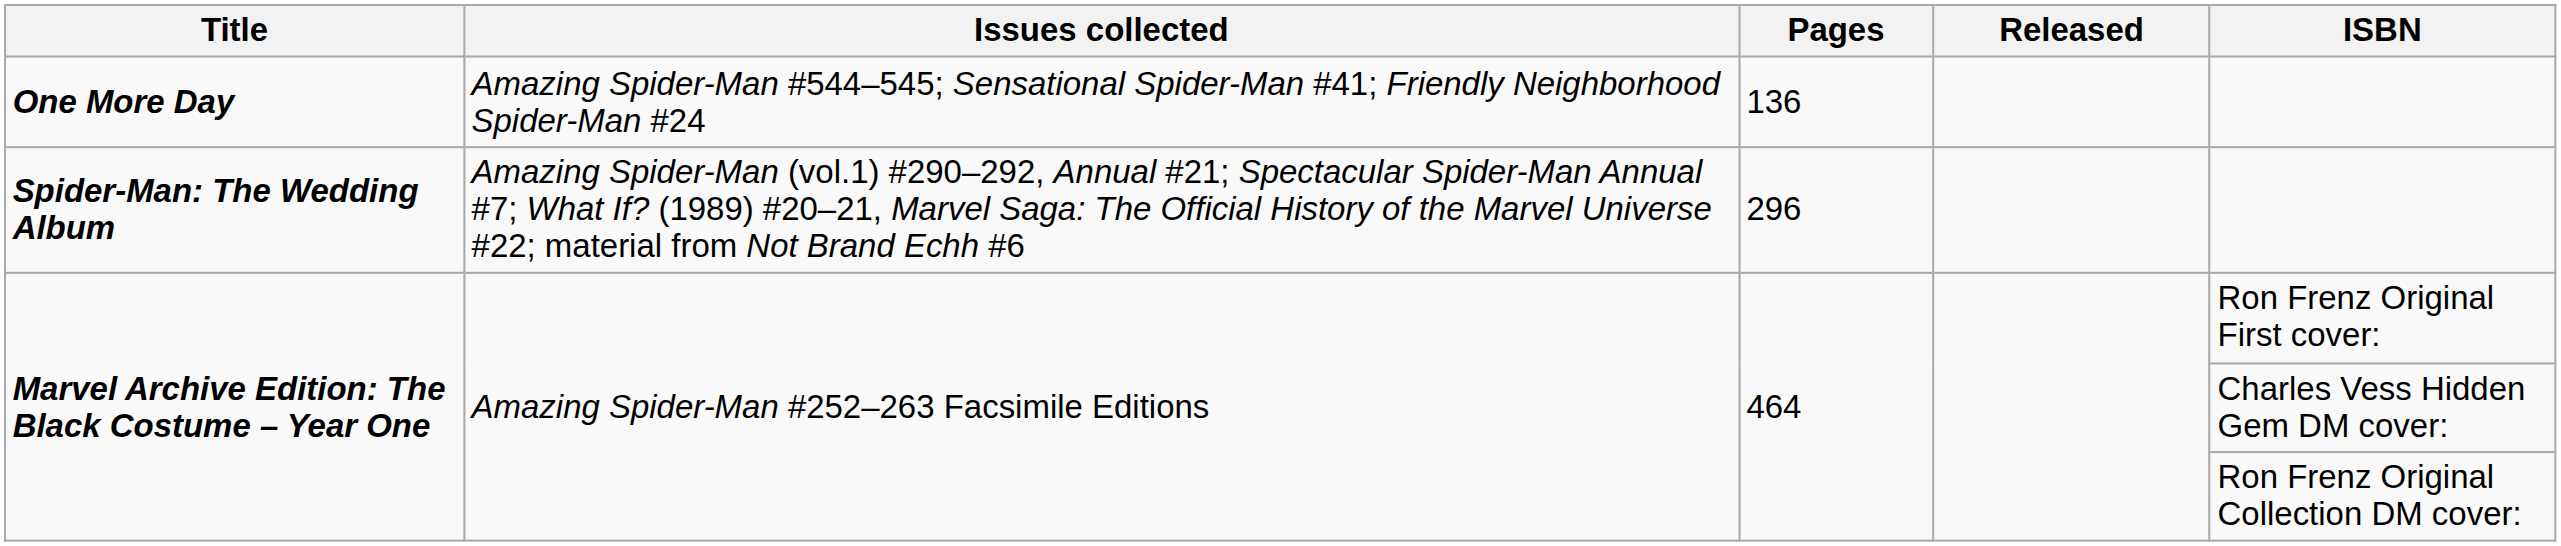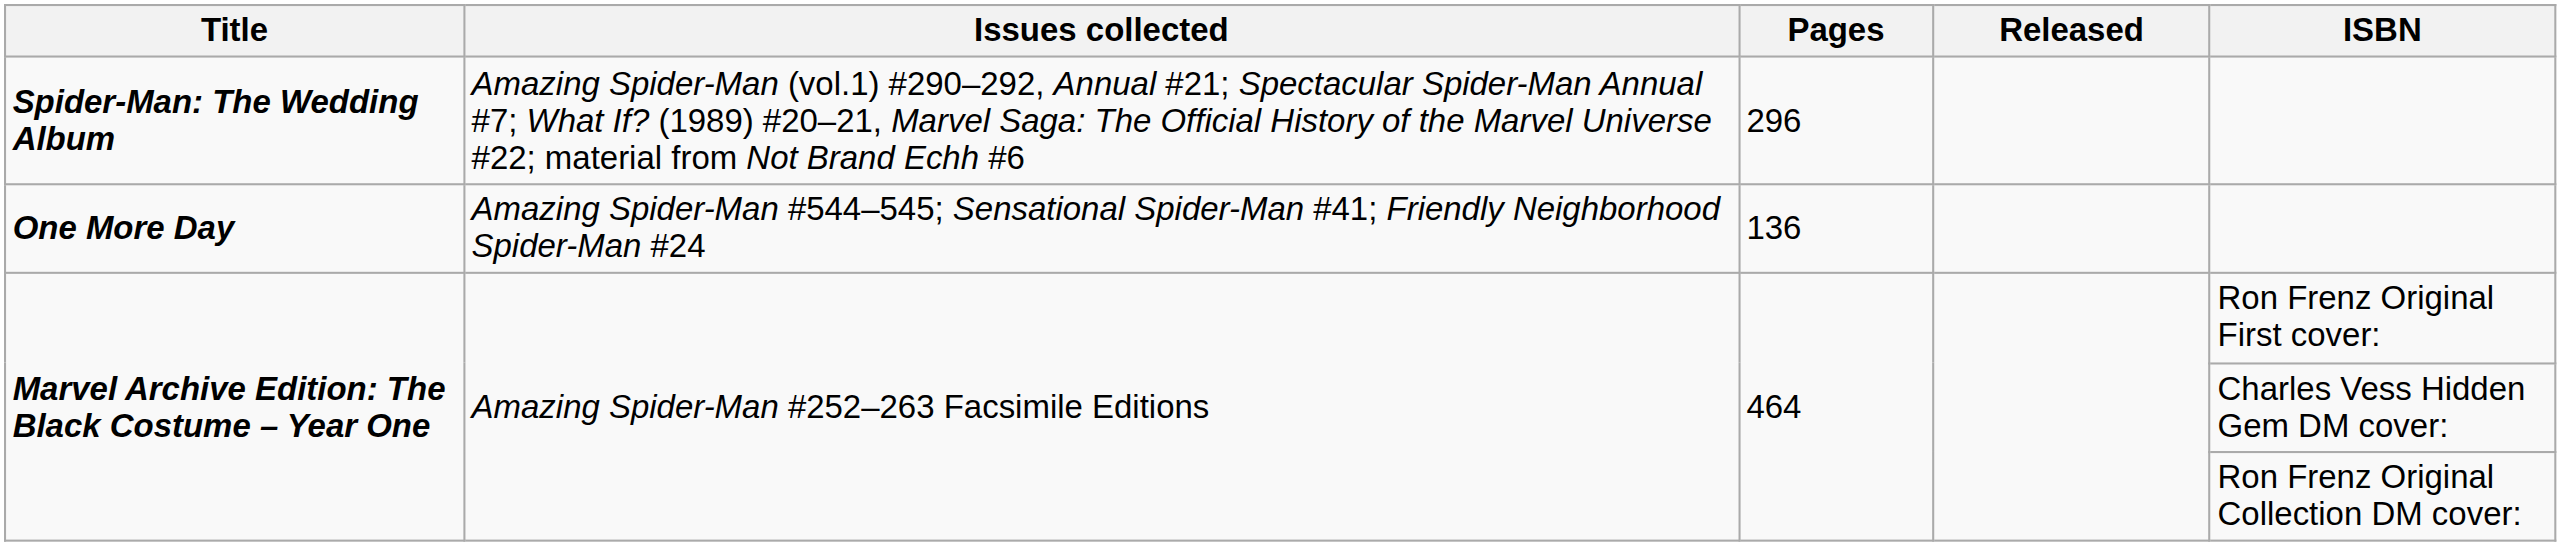rows swapped: (216, 209) <-> (123, 101)
